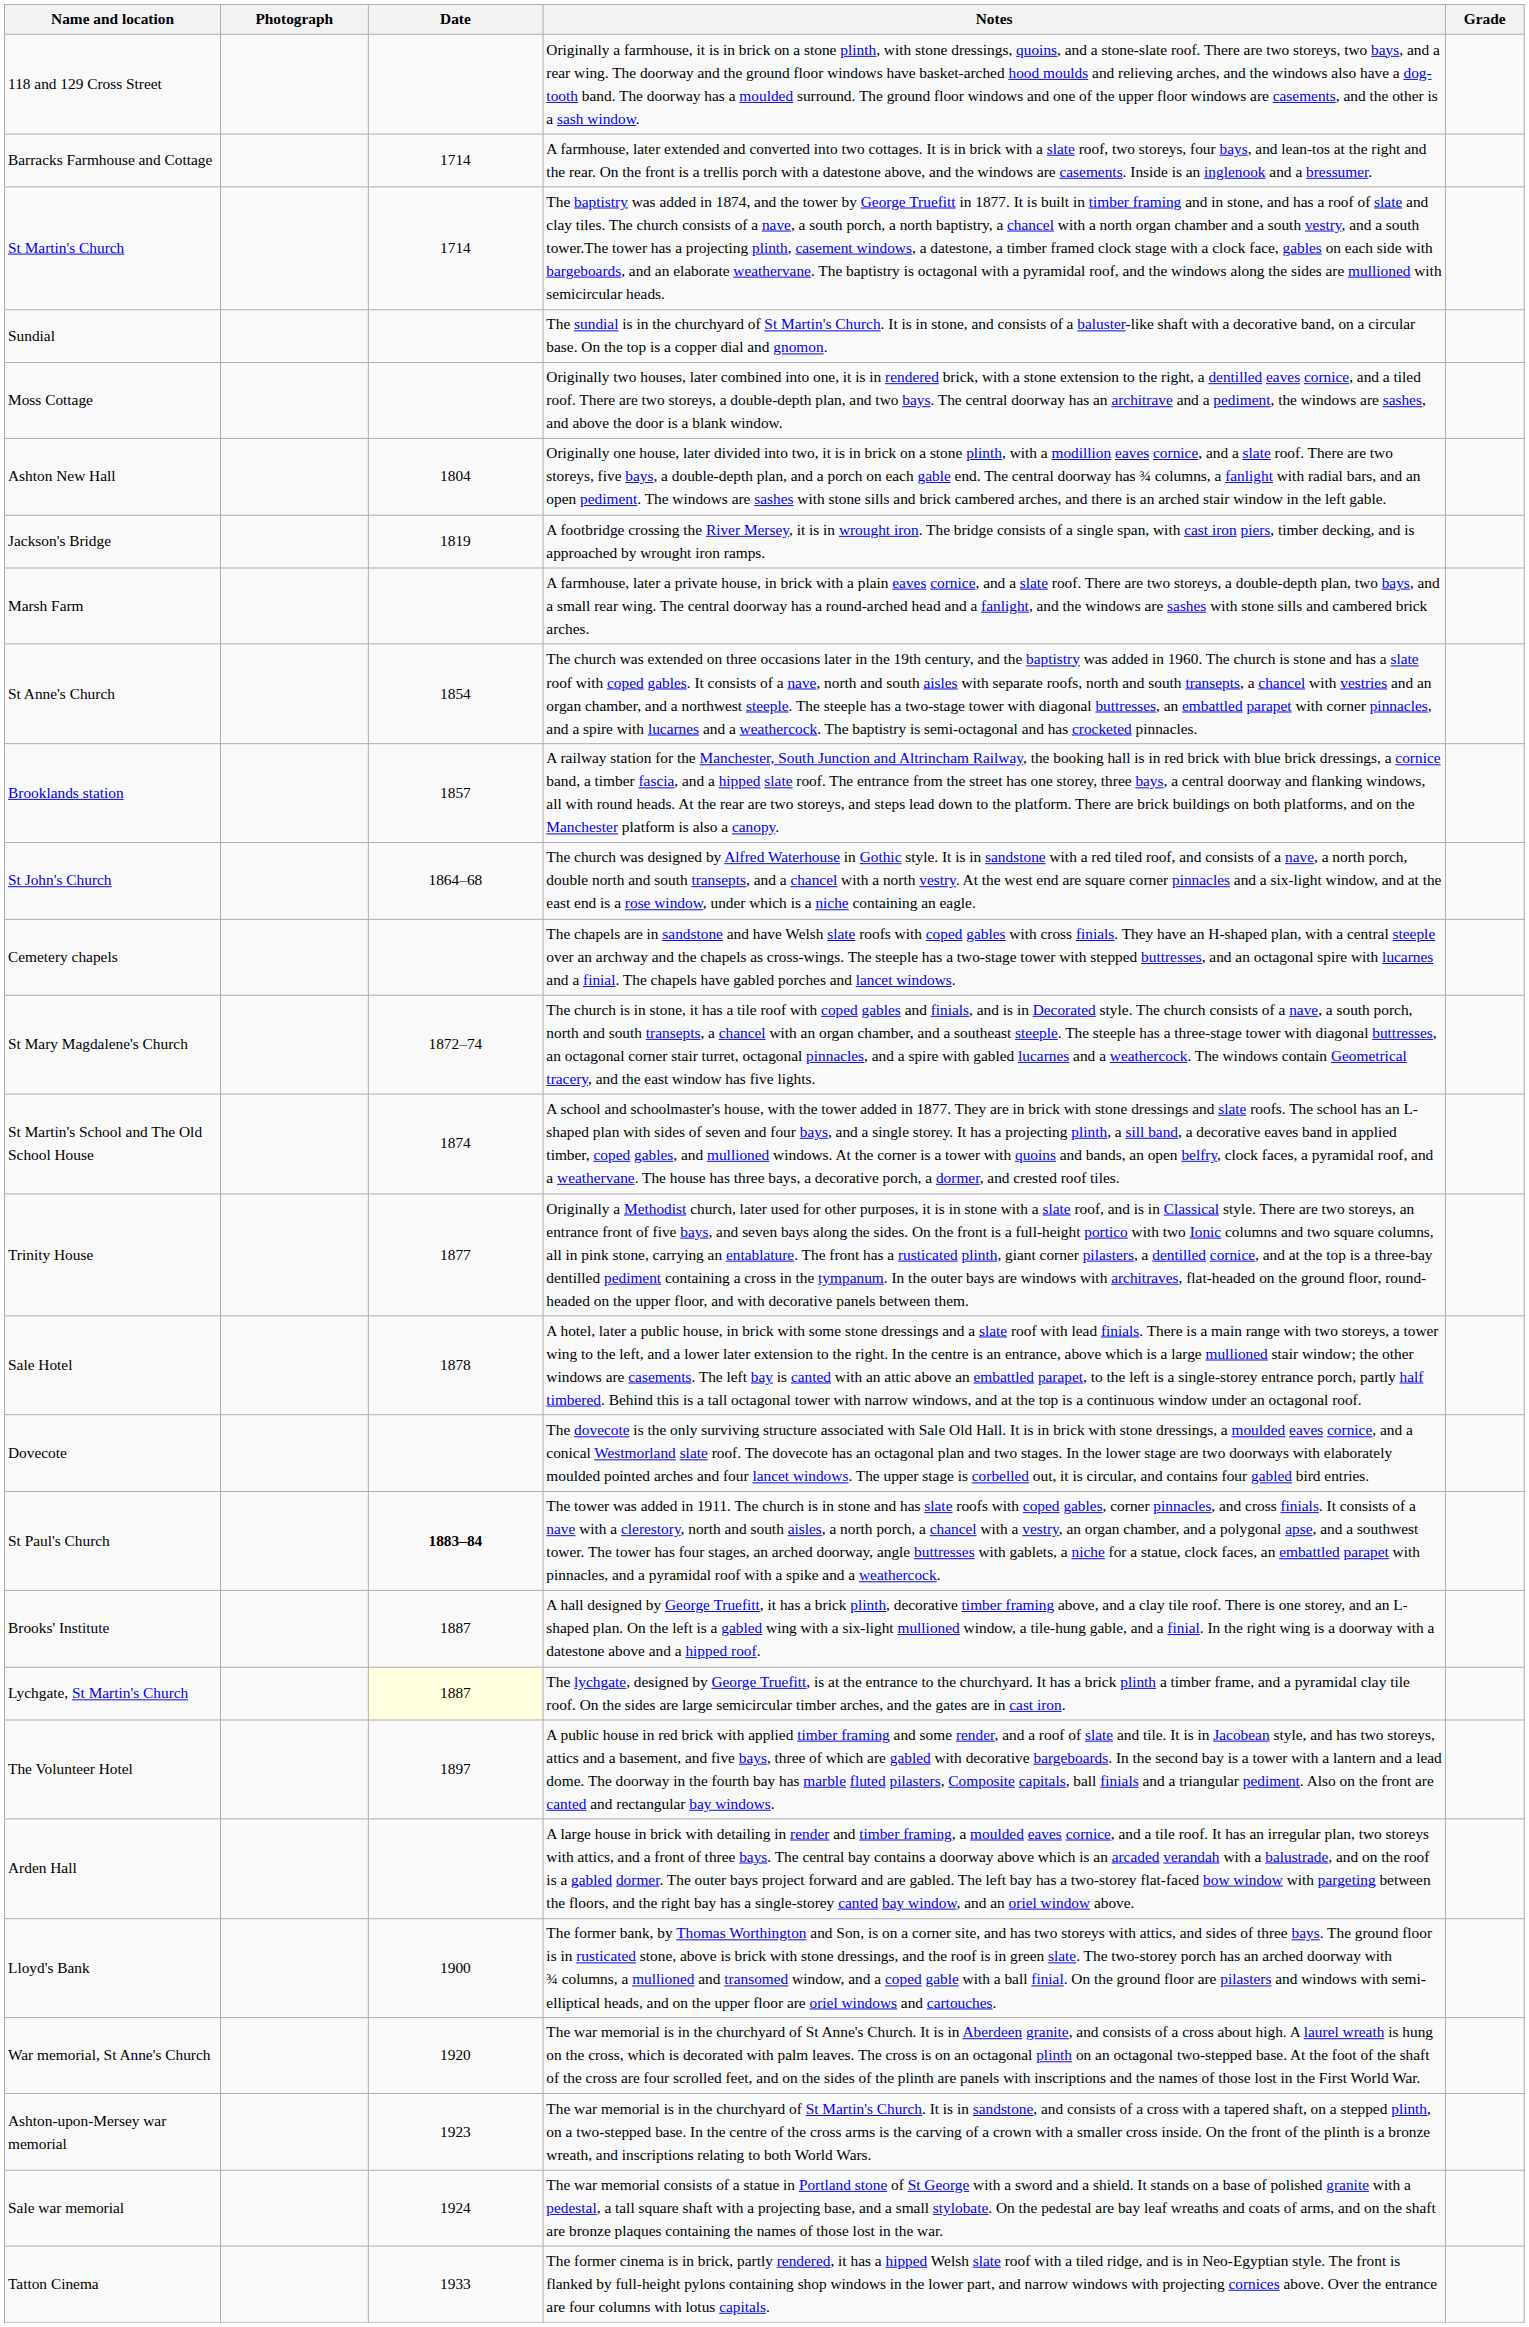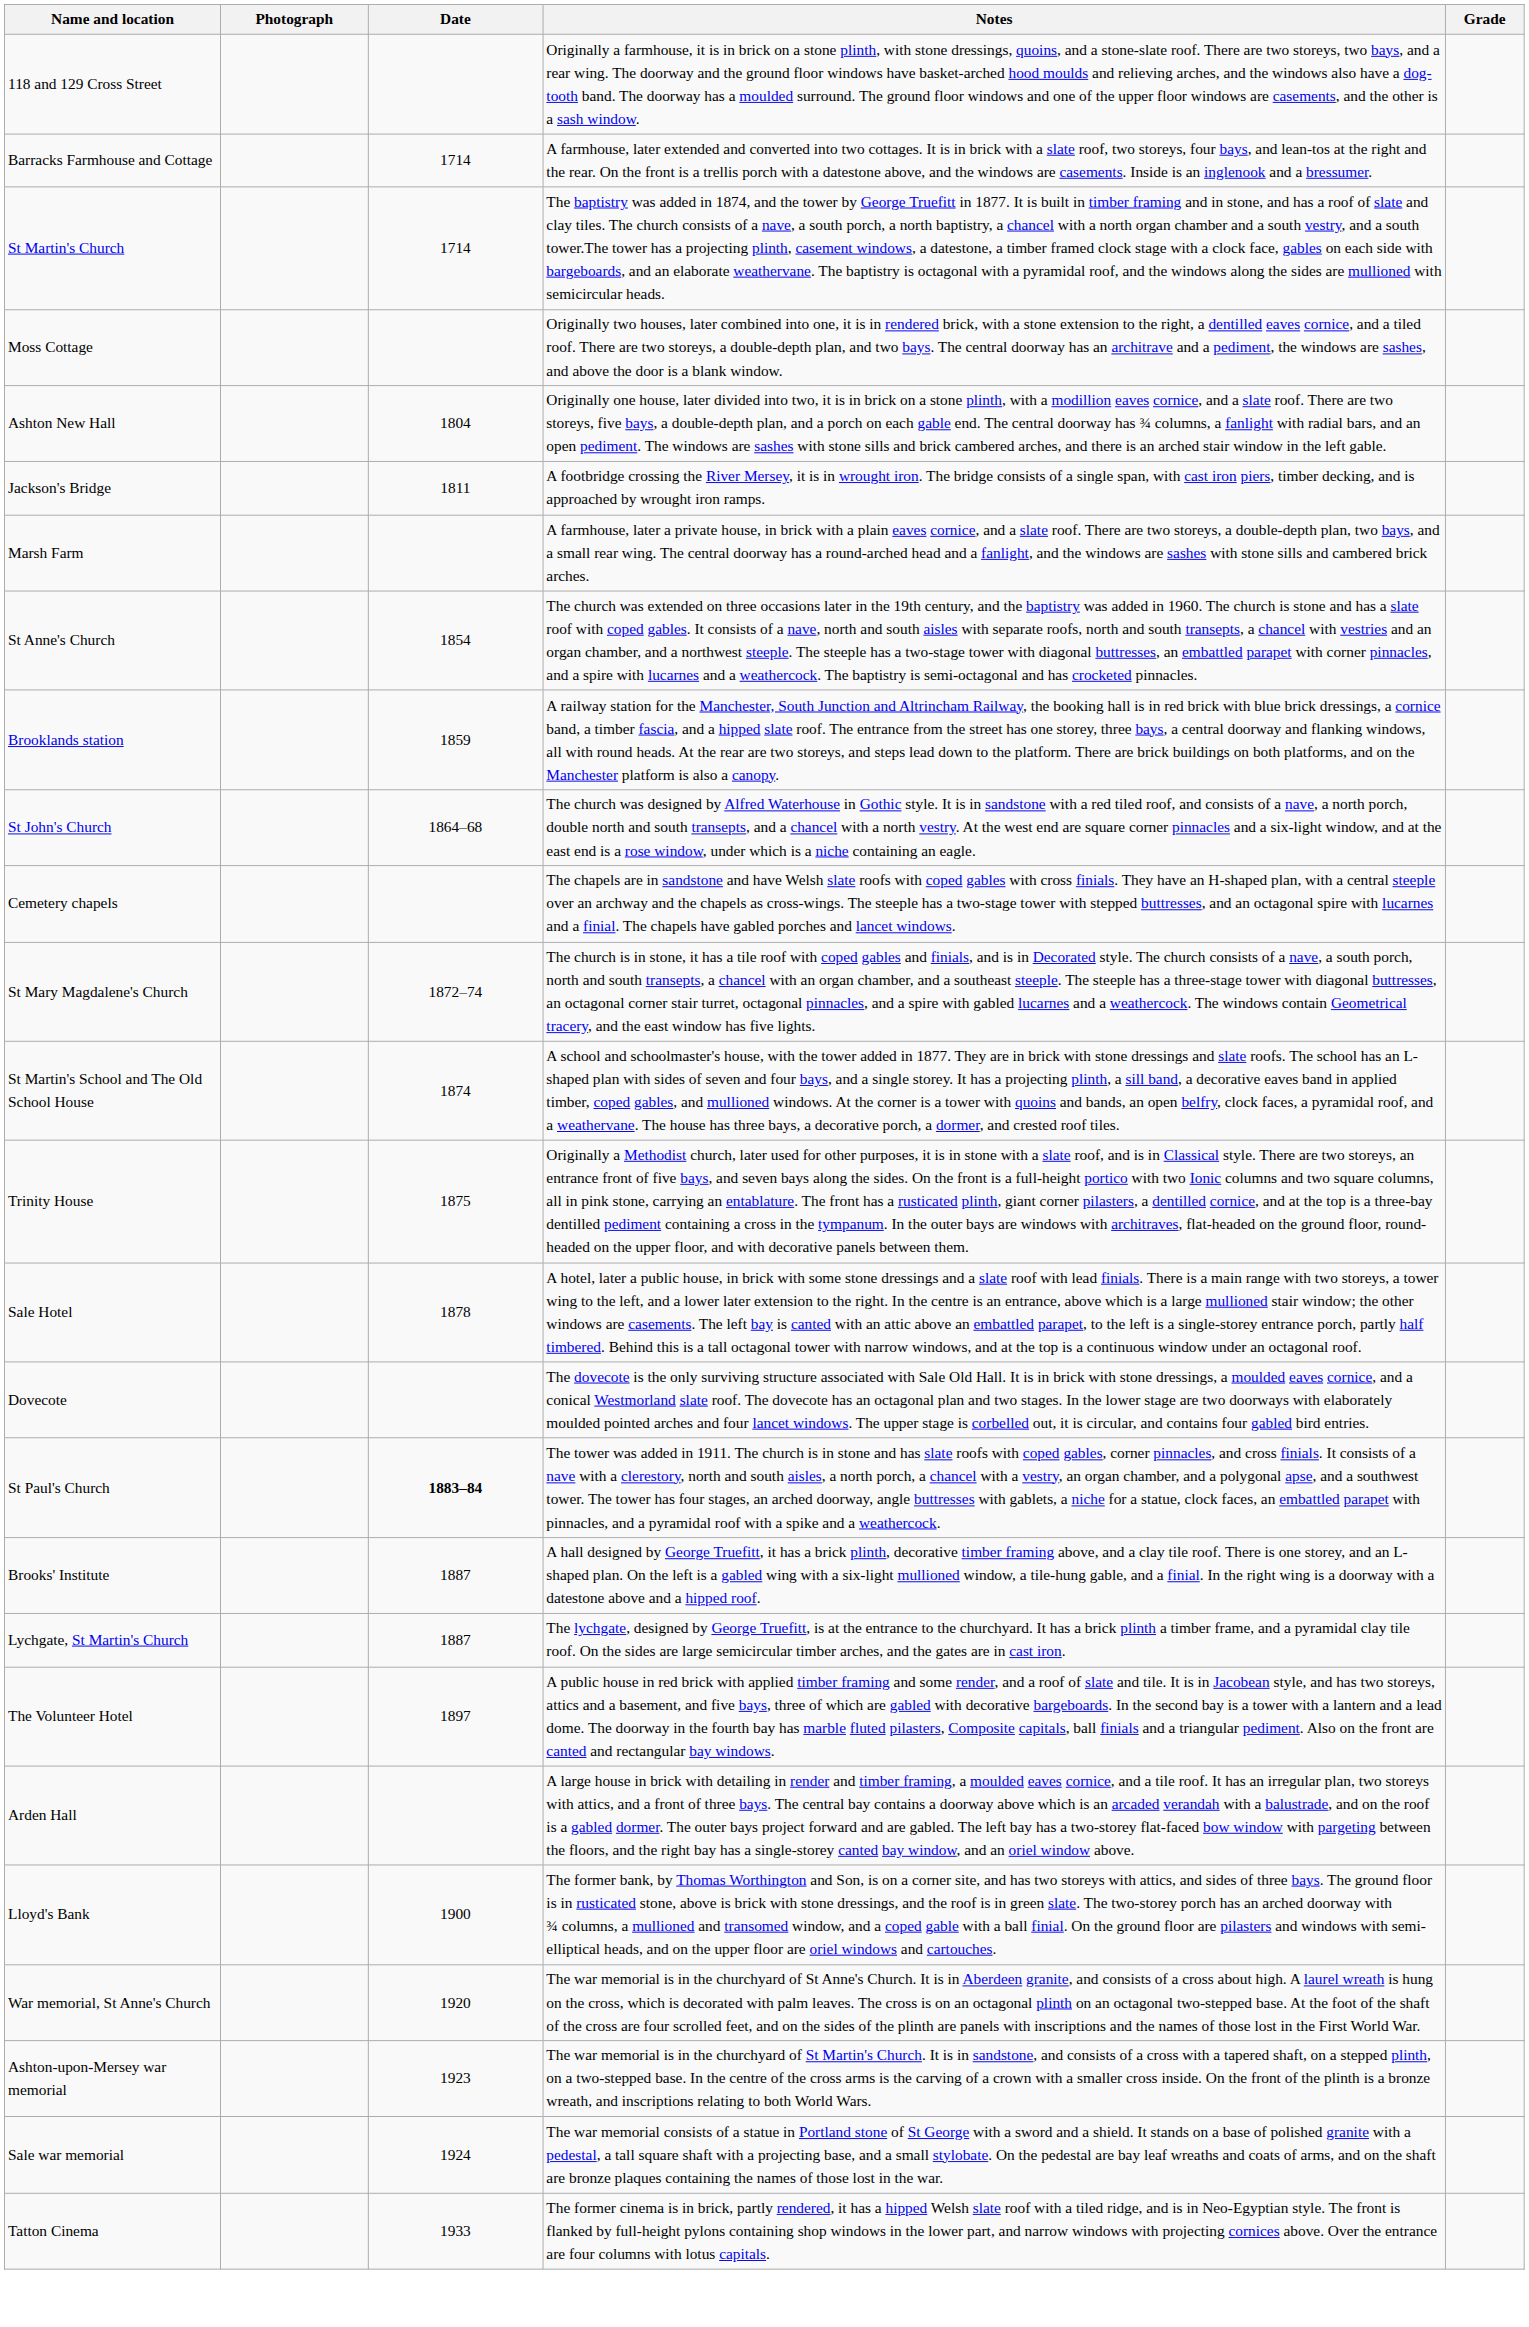- row: (31, 335)
(455, 541) 1819 -> (455, 488) 1811
(455, 793) 1857 -> (455, 739) 1859
(455, 1254) 1877 -> (455, 1201) 1875
(455, 1693) lightyellow background -> (455, 1640) no background
